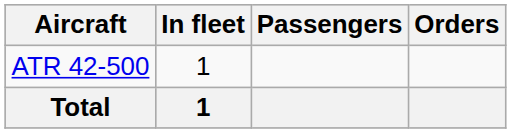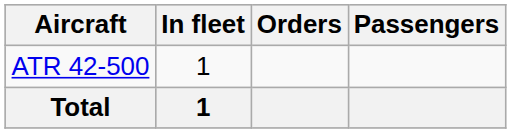columns swapped: (457, 25) <-> (330, 25)
